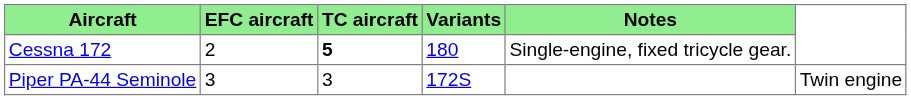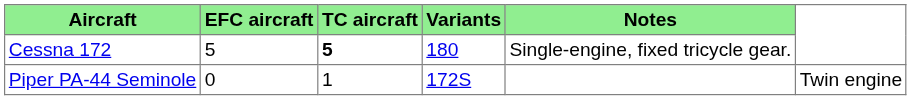(210, 49) 2 -> (210, 49) 5
(210, 79) 3 -> (210, 79) 0
(327, 79) 3 -> (327, 79) 1
